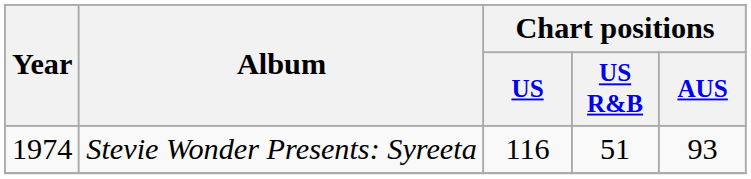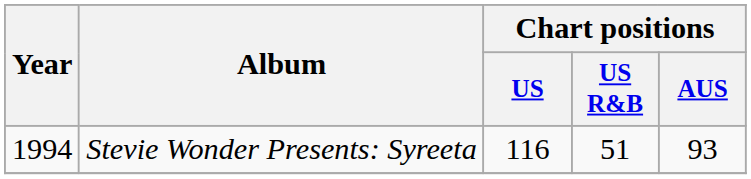(42, 148) 1974 -> (42, 148) 1994
